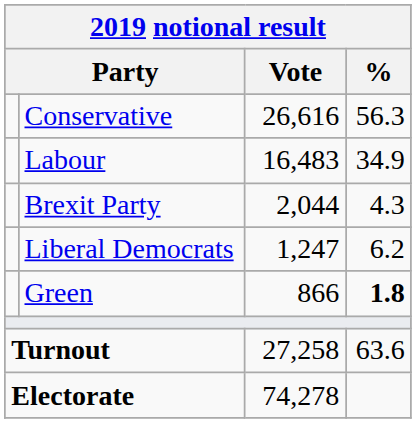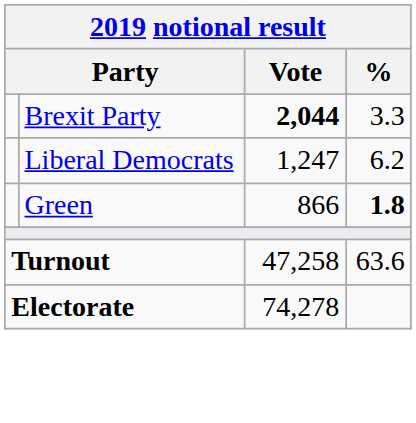- row: (98, 115)
- row: (65, 159)
(308, 204) normal -> (308, 115) bold
(387, 204) 4.3 -> (387, 115) 3.3
(301, 350) 27,258 -> (301, 261) 47,258
